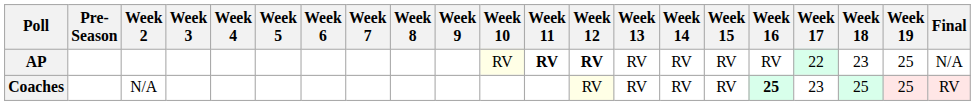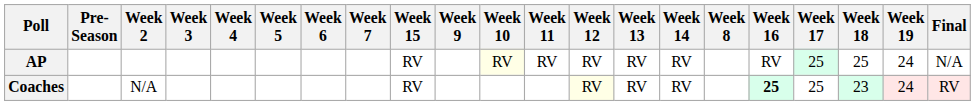columns swapped: (413, 27) <-> (726, 27)
(547, 62) bold -> (547, 62) normal
(592, 62) bold -> (592, 62) normal
(816, 62) 22 -> (816, 62) 25
(861, 62) 23 -> (861, 62) 25
(906, 62) 25 -> (906, 62) 24
(816, 88) 23 -> (816, 88) 25
(861, 88) 25 -> (861, 88) 23
(906, 88) 25 -> (906, 88) 24
